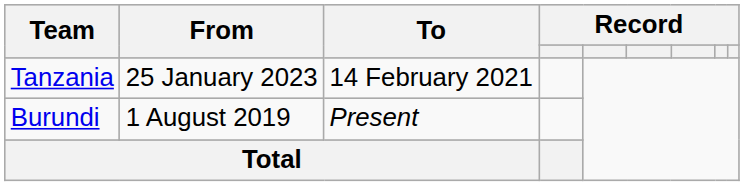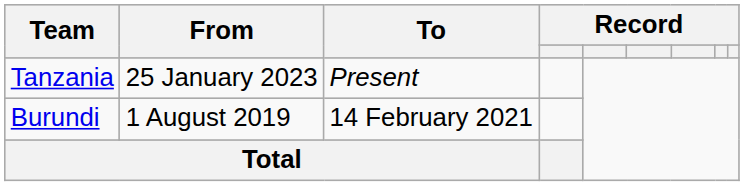(431, 77) 14 February 2021 -> (374, 77) Present
(374, 118) Present -> (431, 118) 14 February 2021
